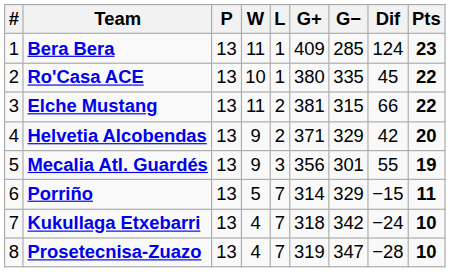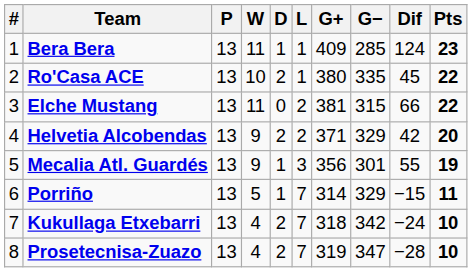+ column: (281, 19)
